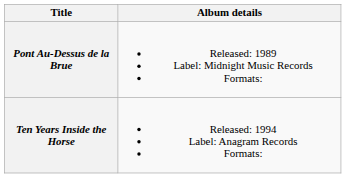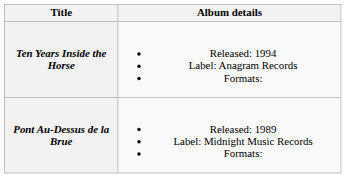rows swapped: (61, 59) <-> (61, 135)
